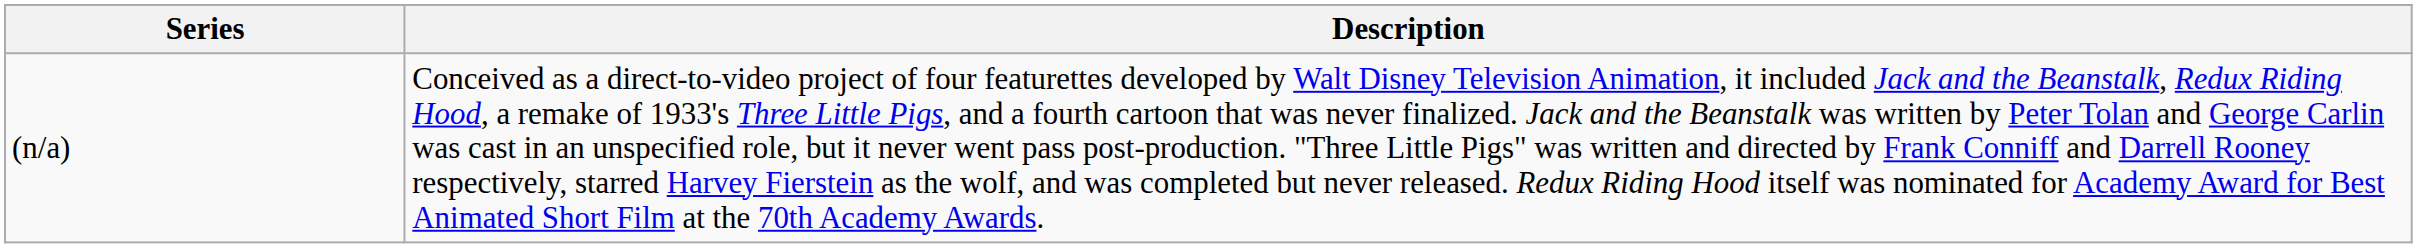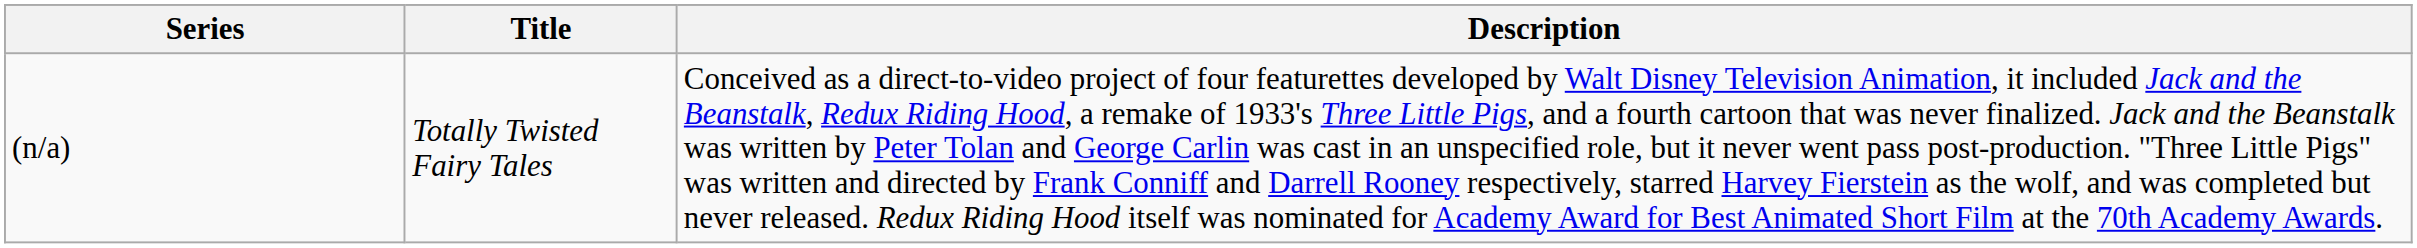+ column: (541, 28)
